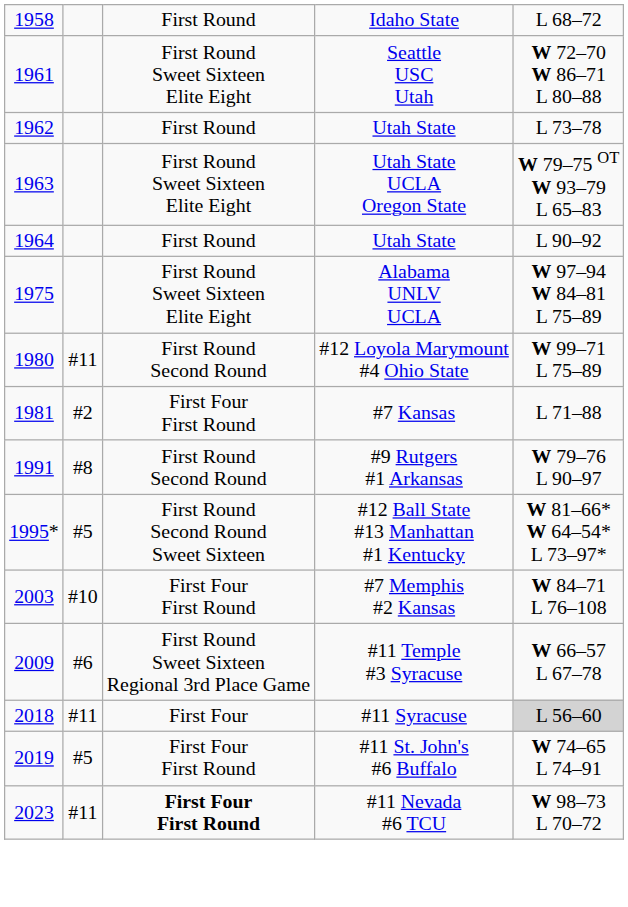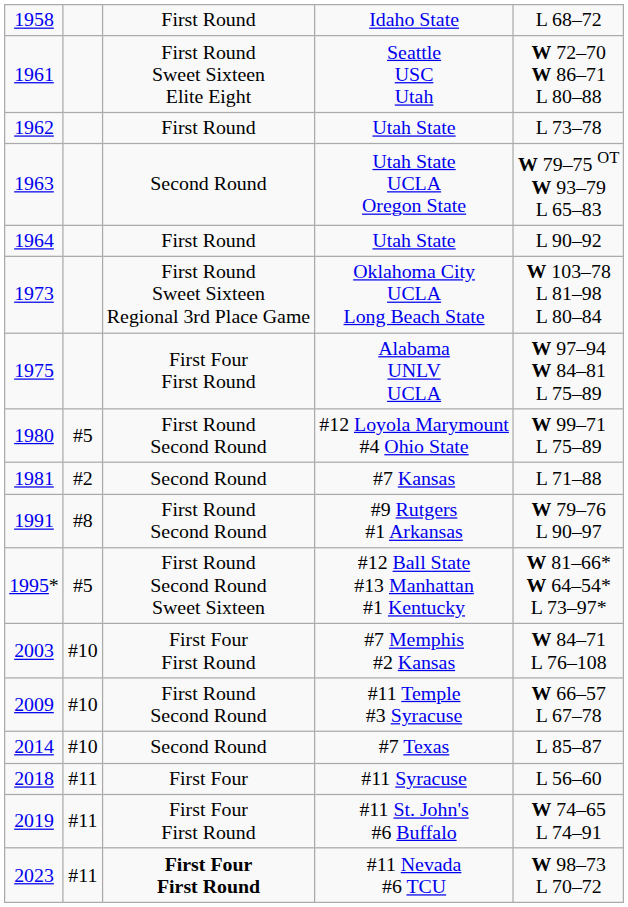(208, 184) First Round Sweet Sixteen Elite Eight -> (208, 184) Second Round
+ row: (34, 294)
(208, 294) First Round Sweet Sixteen Elite Eight -> (208, 370) First Four First Round
(83, 359) #11 -> (83, 435) #5
(208, 413) First Four First Round -> (208, 478) Second Round
(83, 661) #6 -> (83, 704) #10
(208, 661) First Round Sweet Sixteen Regional 3rd Place Game -> (208, 704) First Round Second Round
+ row: (34, 747)
(569, 715) lightgrey background -> (569, 778) no background
(83, 758) #5 -> (83, 821) #11
